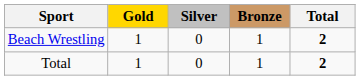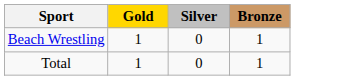- column: (323, 15)
